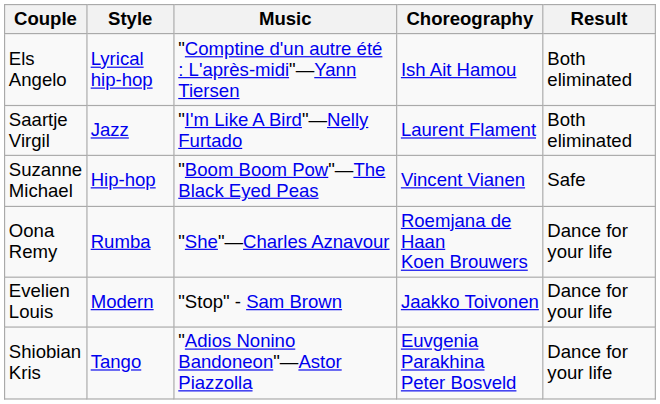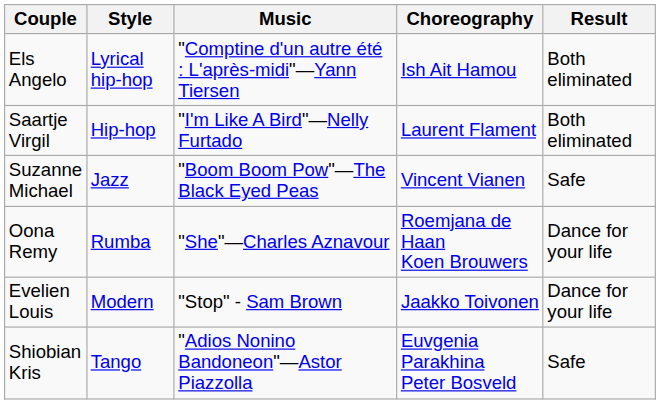(110, 130) Jazz -> (123, 130) Hip-hop
(123, 180) Hip-hop -> (110, 180) Jazz
(588, 362) Dance for your life -> (566, 362) Safe
